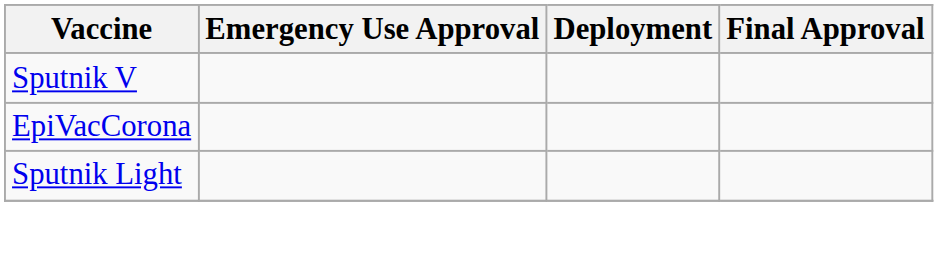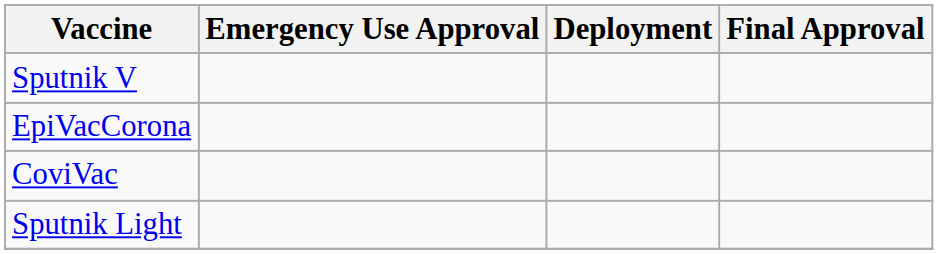+ row: (65, 175)
